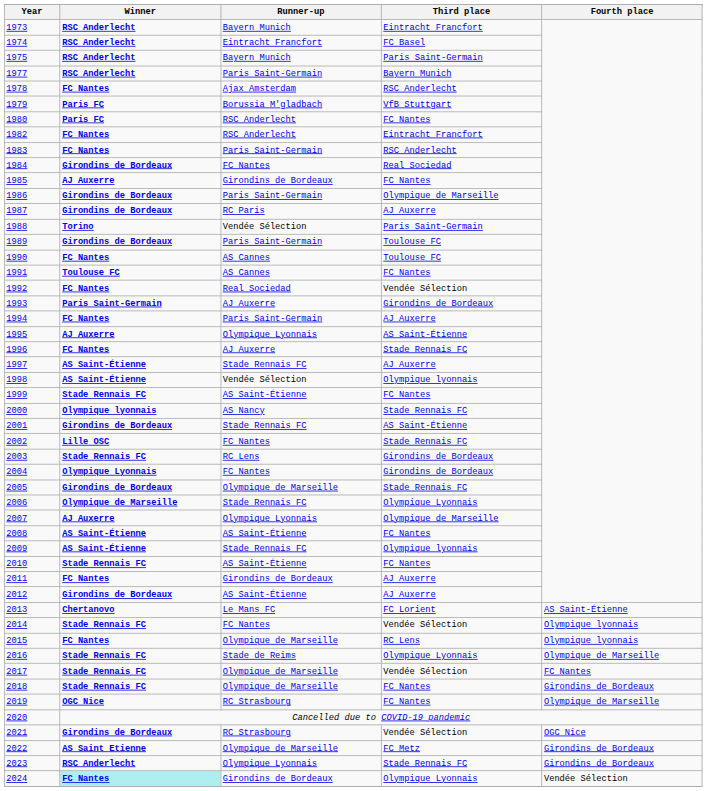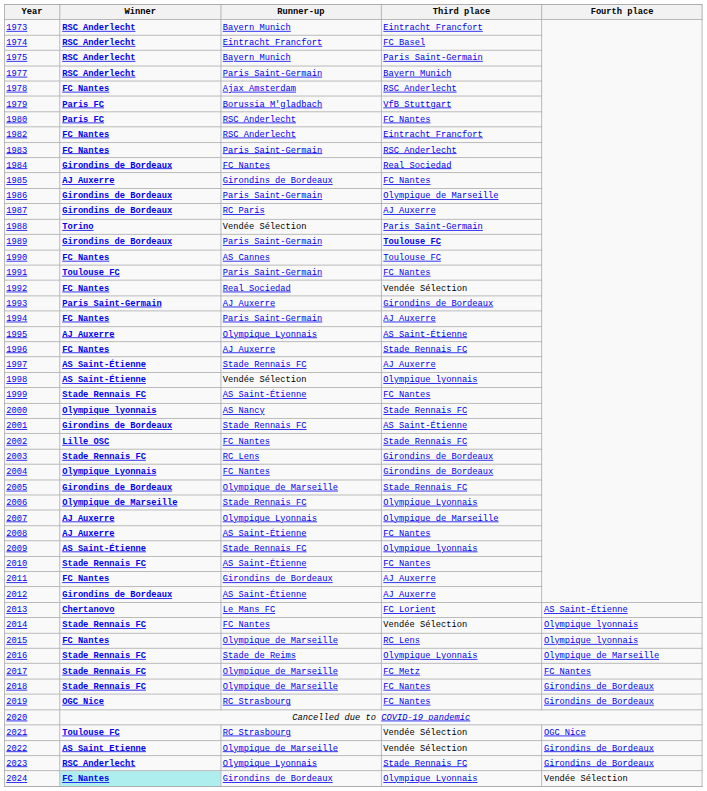(412, 242) normal -> (412, 242) bold
(246, 273) AS Cannes -> (273, 273) Paris Saint-Germain
(104, 533) AS Saint-Étienne -> (88, 533) AJ Auxerre
(425, 671) Vendée Sélection -> (402, 671) FC Metz
(602, 702) Olympique de Marseille -> (599, 702) Girondins de Bordeaux
(117, 733) Girondins de Bordeaux -> (91, 733) Toulouse FC
(402, 748) FC Metz -> (425, 748) Vendée Sélection
